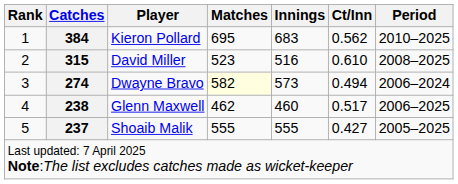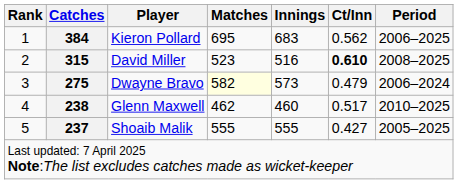(414, 38) 2010–2025 -> (414, 38) 2006–2025
(350, 60) normal -> (350, 60) bold
(77, 83) 274 -> (77, 83) 275
(350, 83) 0.494 -> (350, 83) 0.479
(414, 106) 2006–2025 -> (414, 106) 2010–2025
